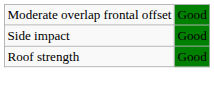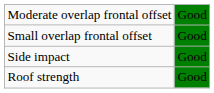+ row: (80, 35)
